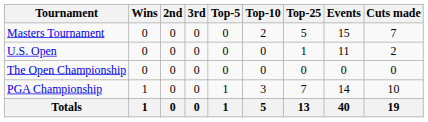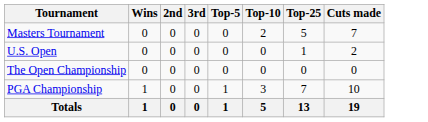- column: (344, 13)
